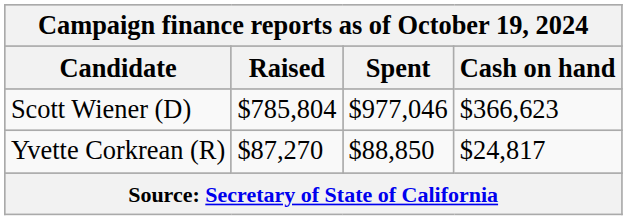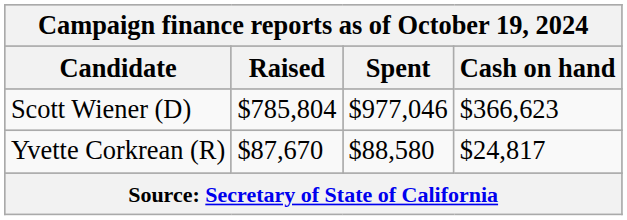(280, 151) $87,270 -> (280, 151) $87,670
(391, 151) $88,850 -> (391, 151) $88,580
